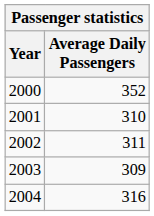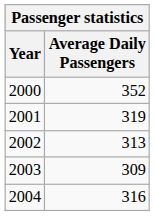(134, 116) 310 -> (134, 116) 319
(134, 143) 311 -> (134, 143) 313
